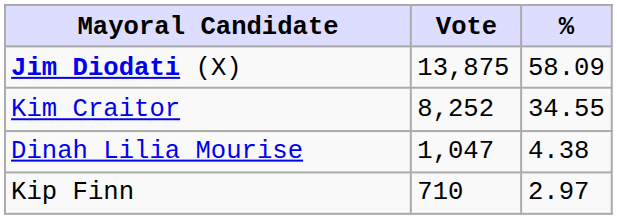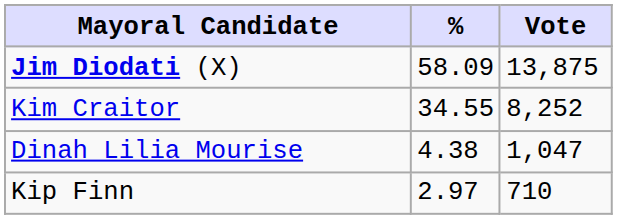columns swapped: (467, 26) <-> (566, 26)
